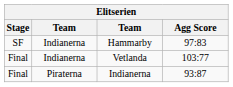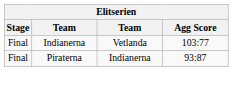- row: (130, 43)
